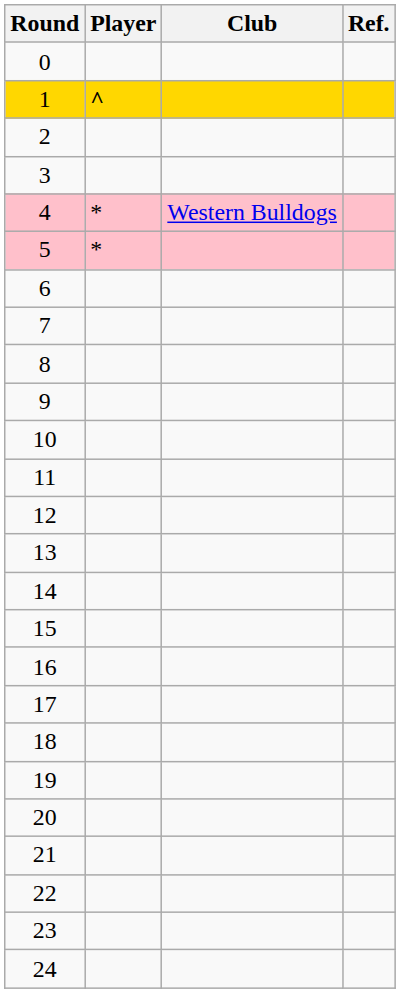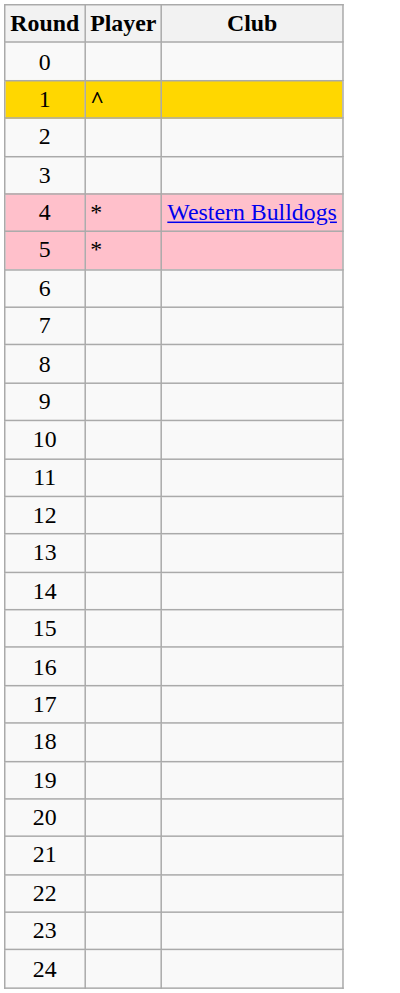- column: (369, 23)
